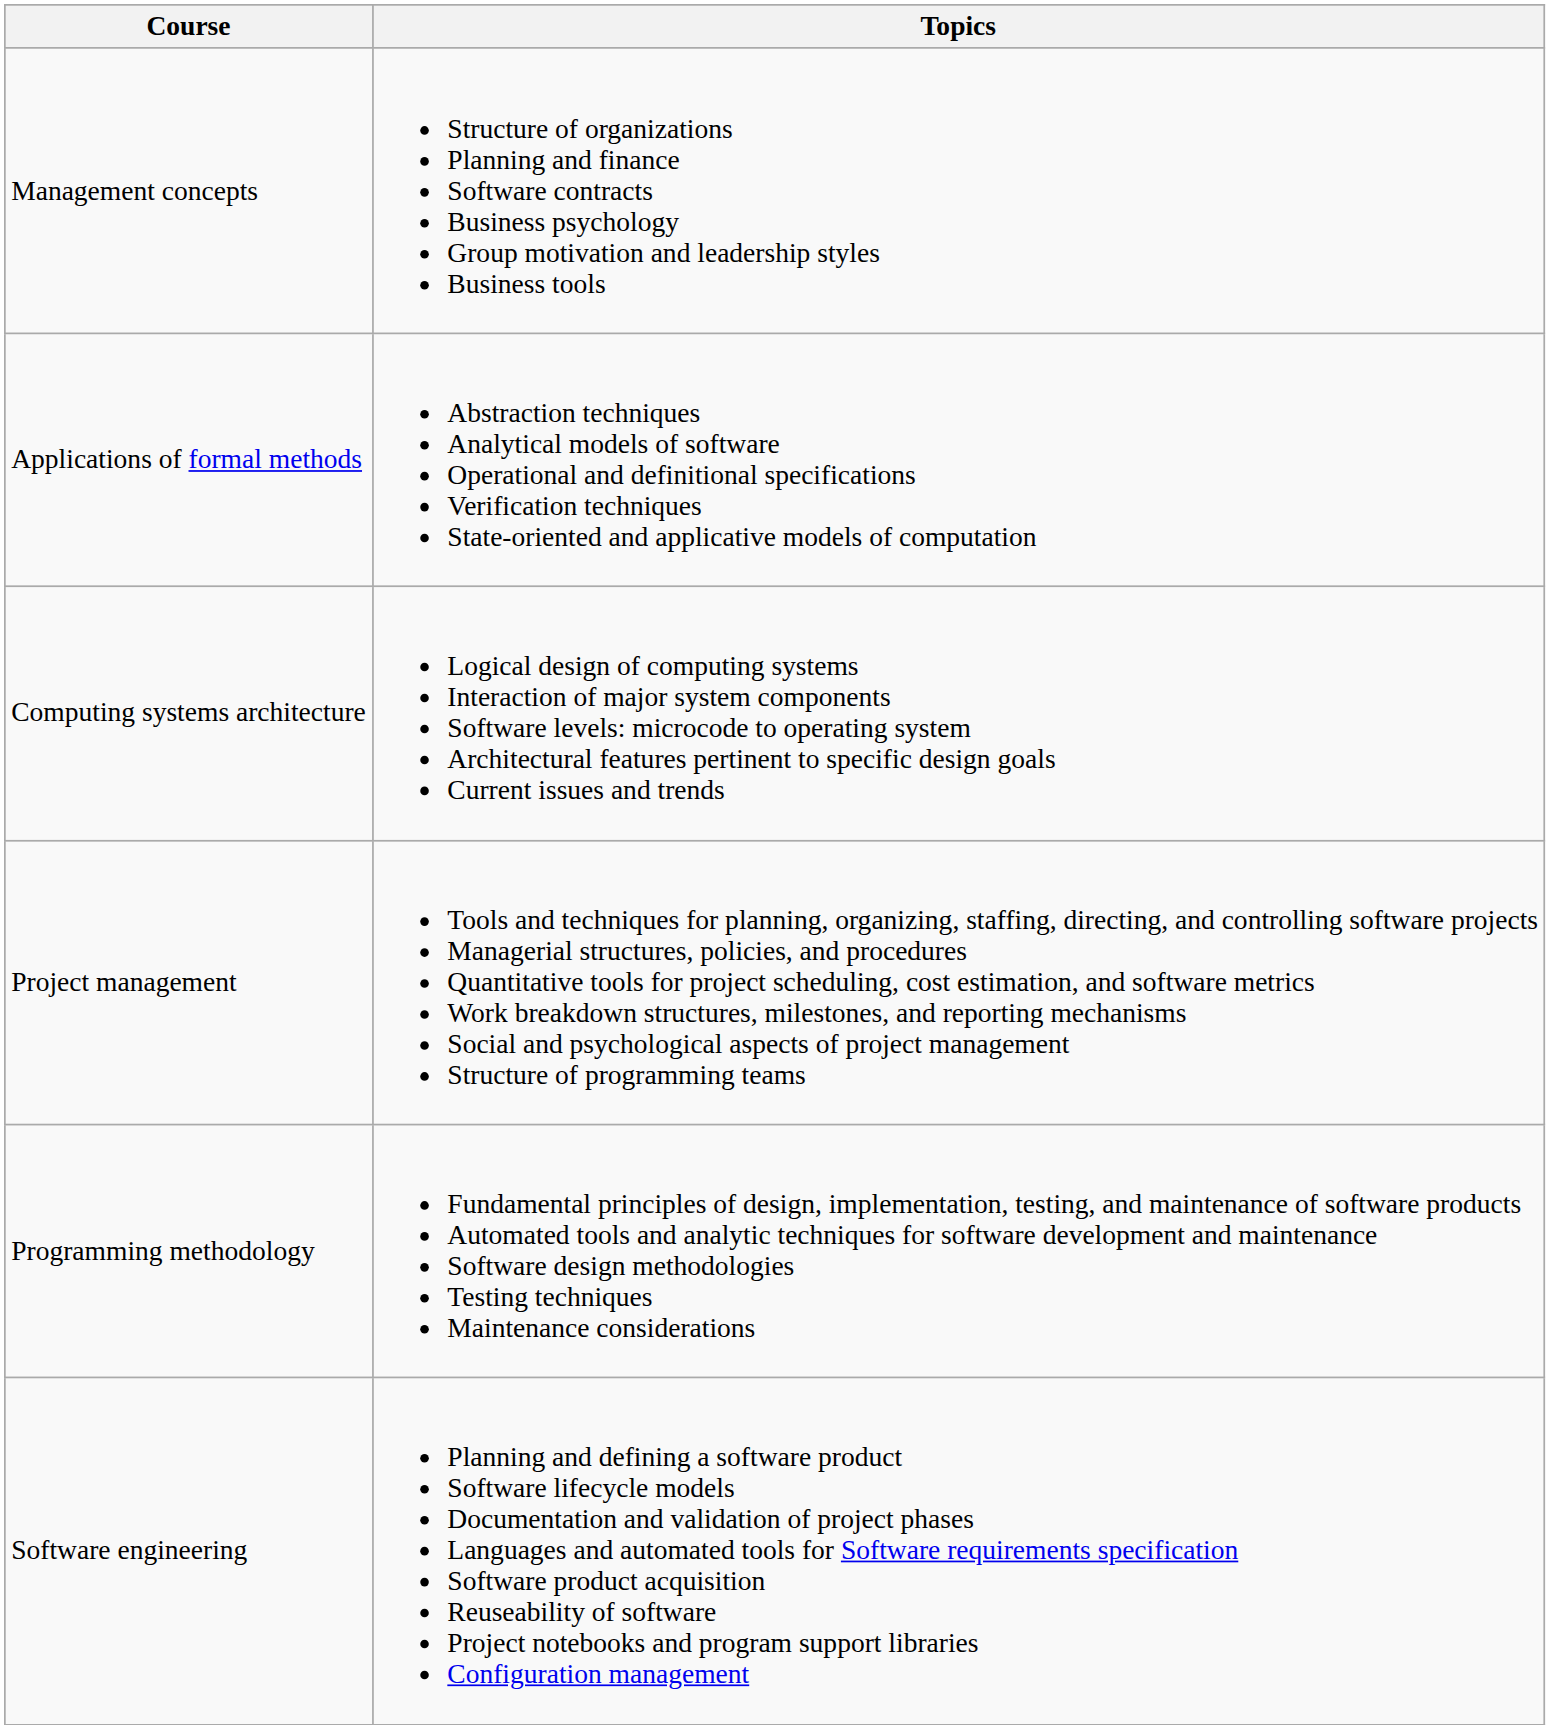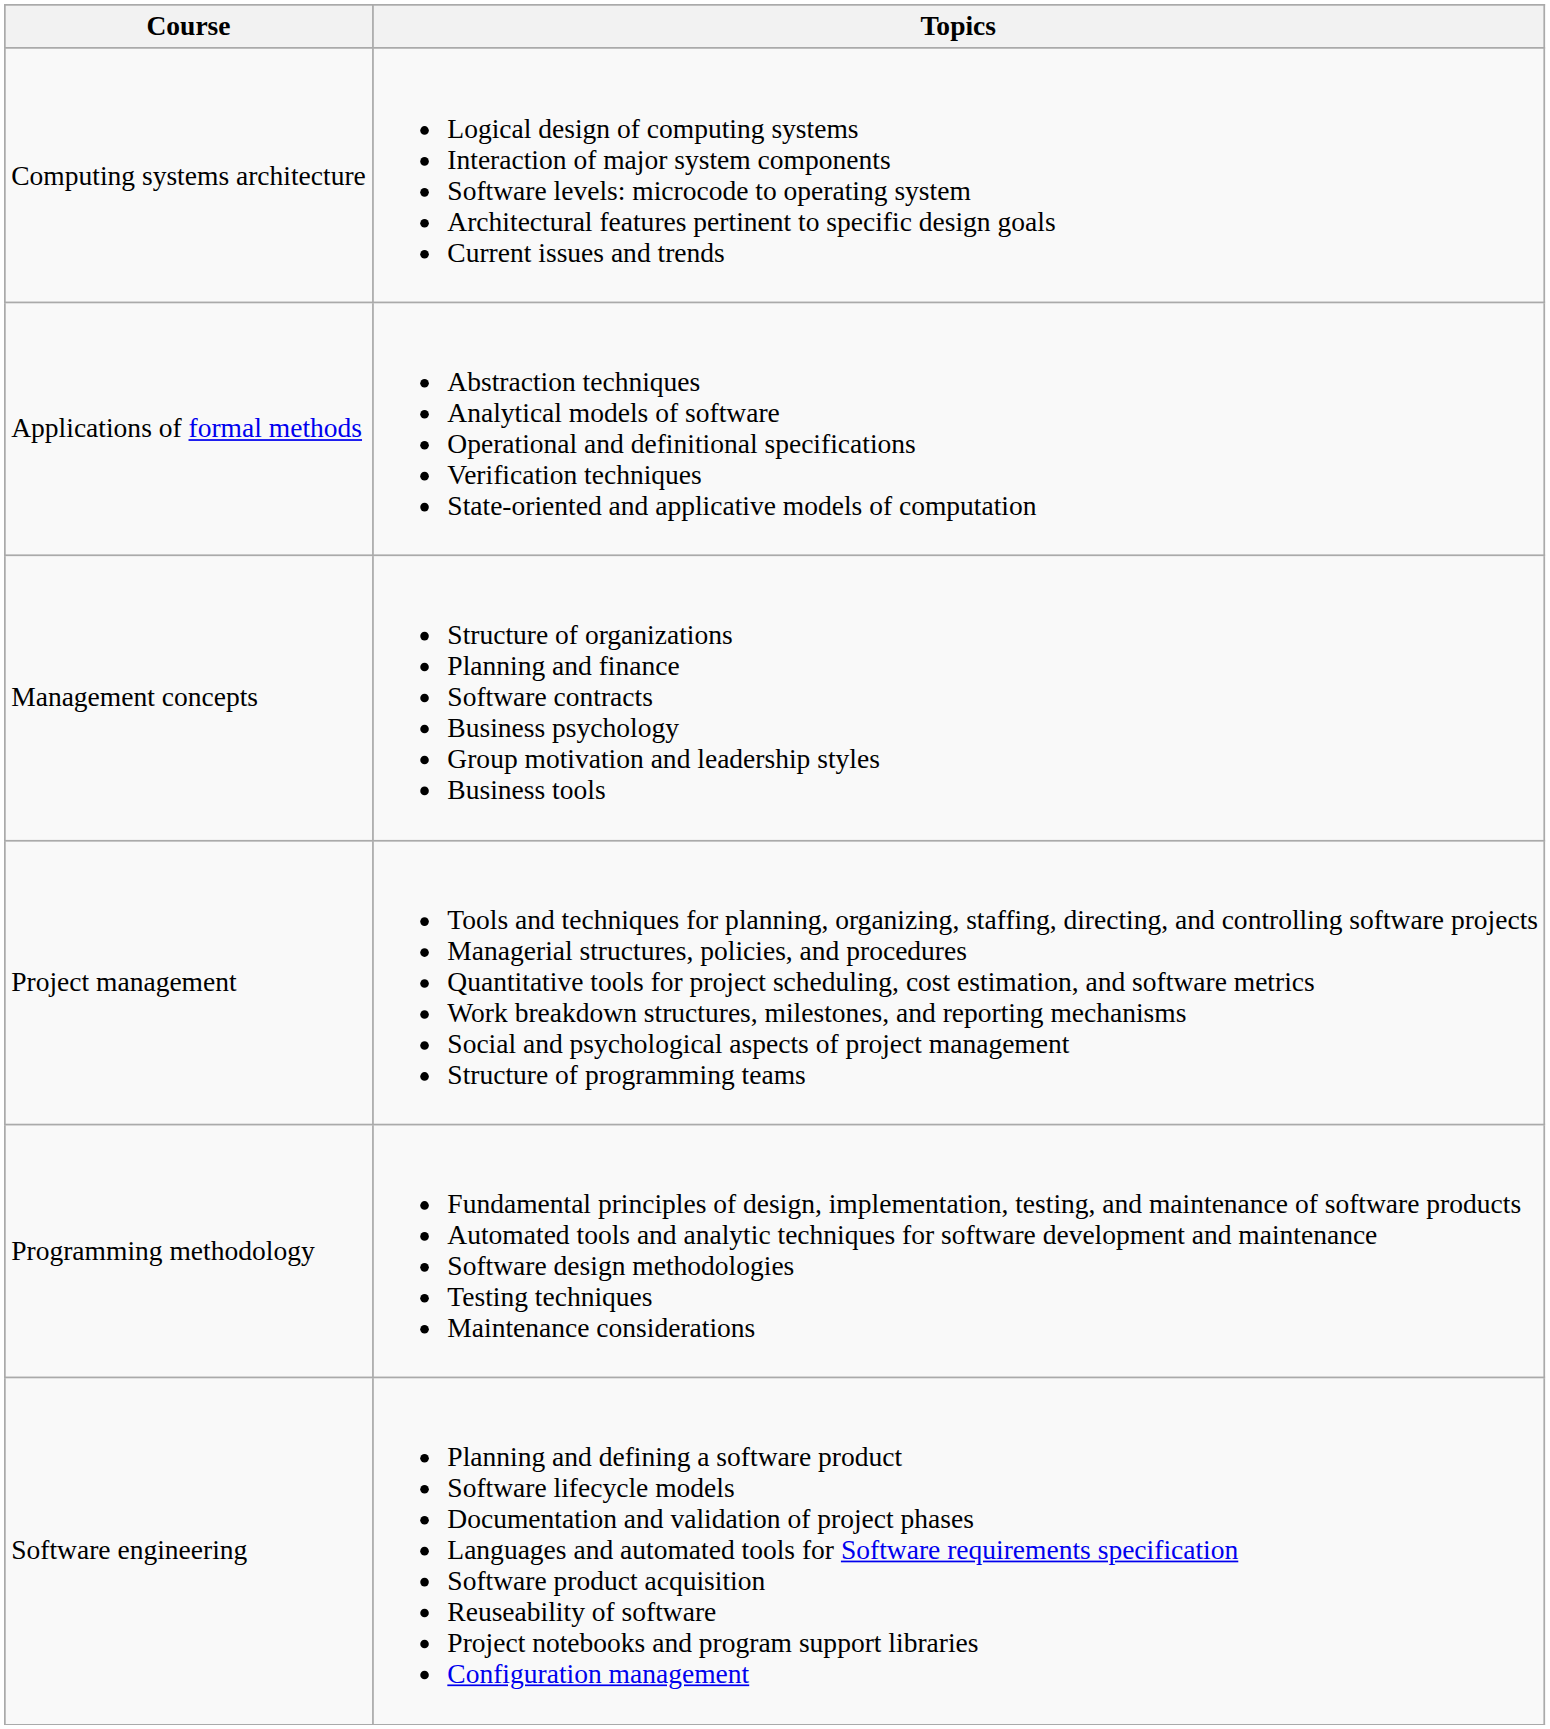rows swapped: (189, 712) <-> (135, 190)
